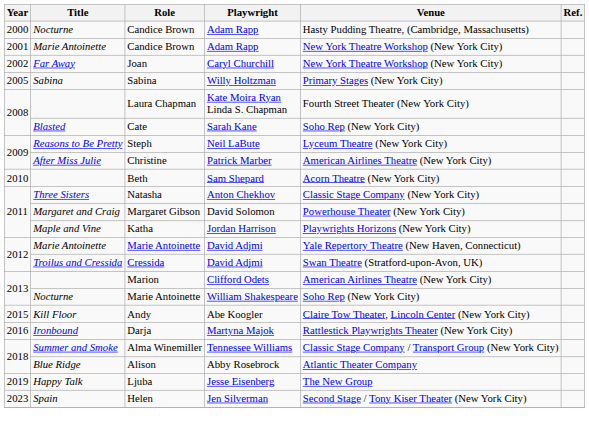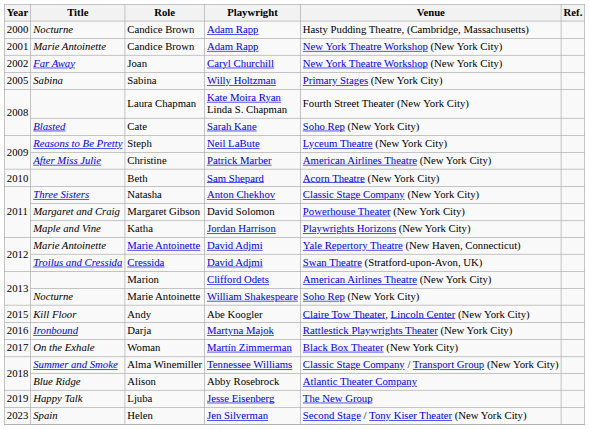+ row: (18, 348)
